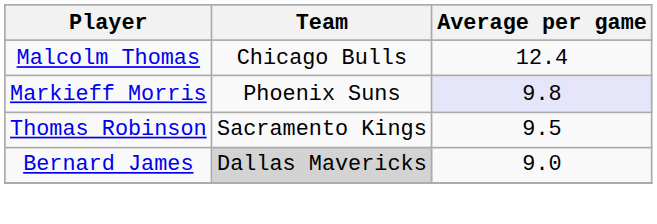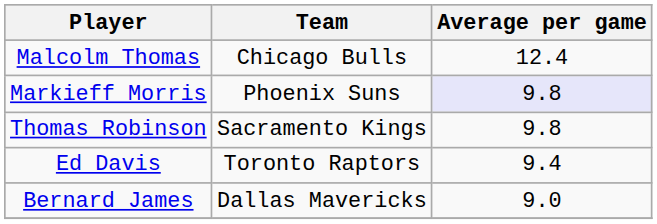(542, 129) 9.5 -> (542, 129) 9.8
+ row: (108, 165)
(322, 165) lightgrey background -> (322, 201) no background
